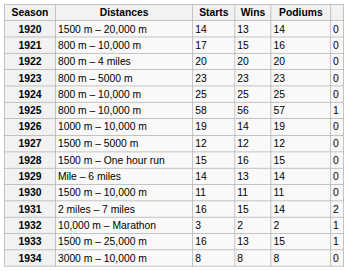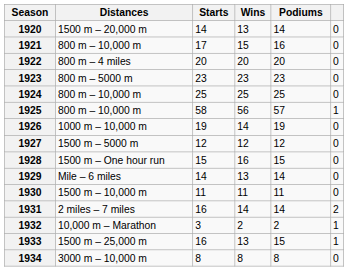(243, 209) 15 -> (243, 209) 14
